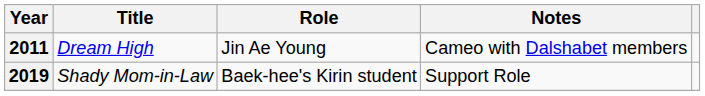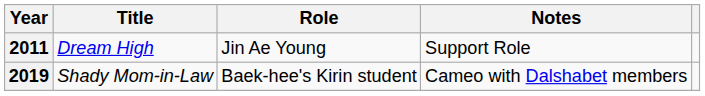(556, 47) Cameo with Dalshabet members -> (478, 47) Support Role
(478, 76) Support Role -> (556, 76) Cameo with Dalshabet members
